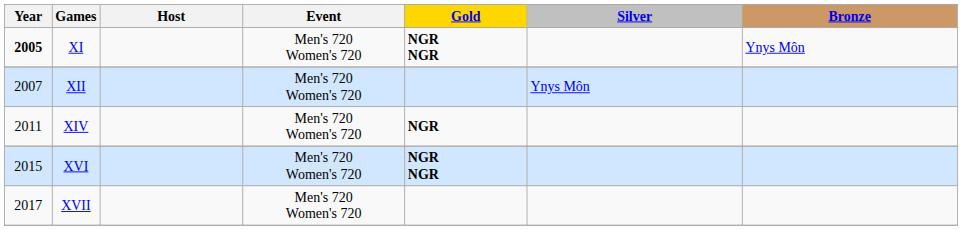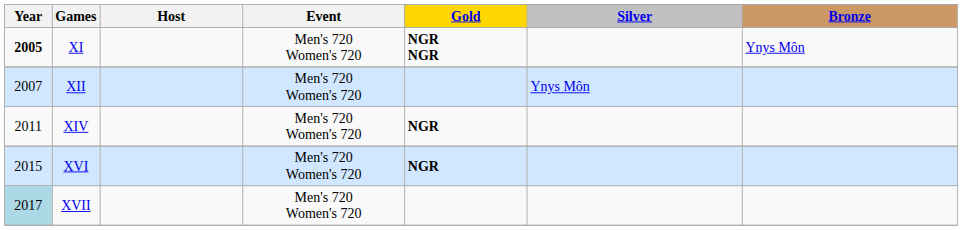(423, 166) NGR NGR -> (423, 166) NGR
(28, 206) no background -> (28, 206) lightblue background
